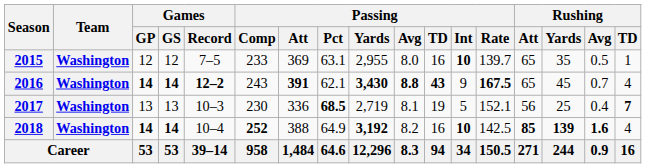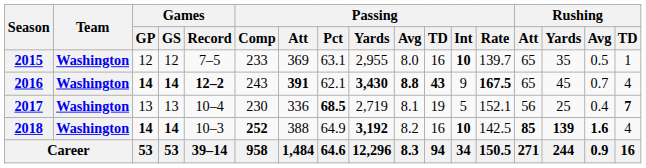(210, 106) 10–3 -> (210, 106) 10–4
(210, 128) 10–4 -> (210, 128) 10–3
